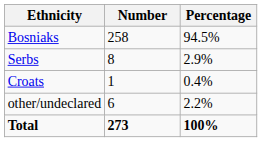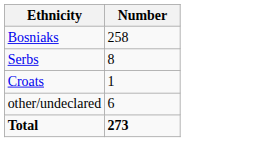- column: (218, 15)
